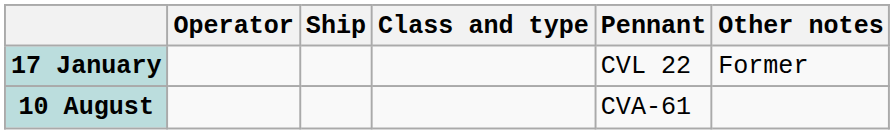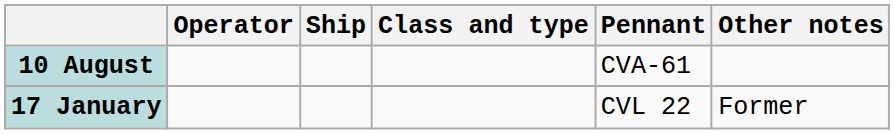rows swapped: (86, 66) <-> (86, 107)
